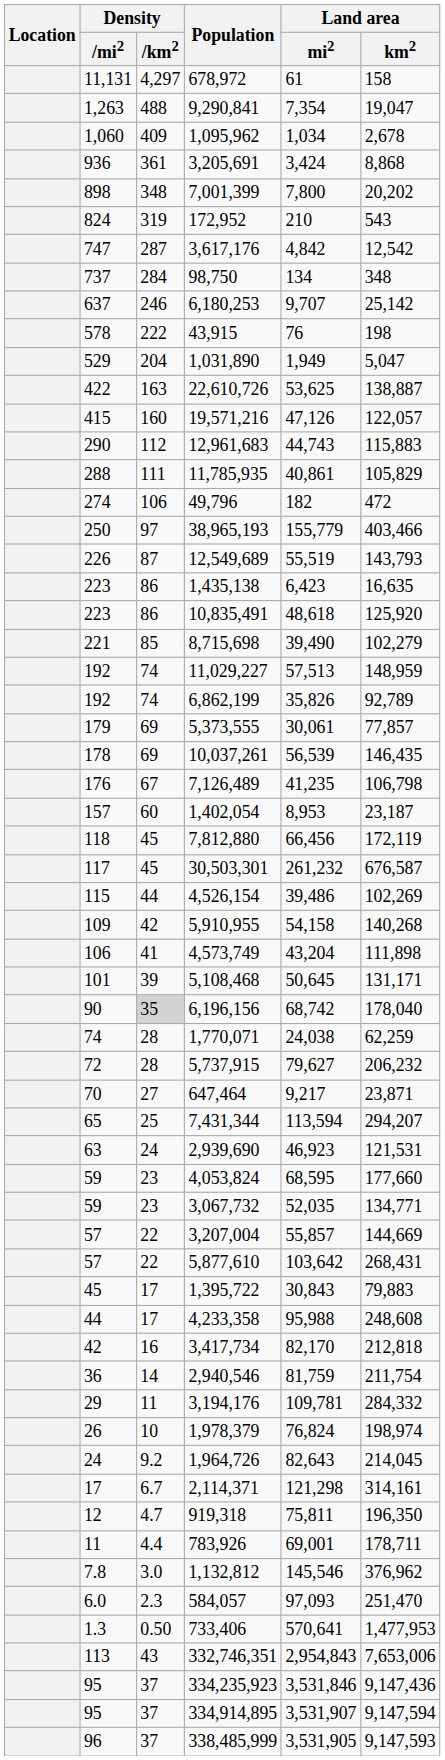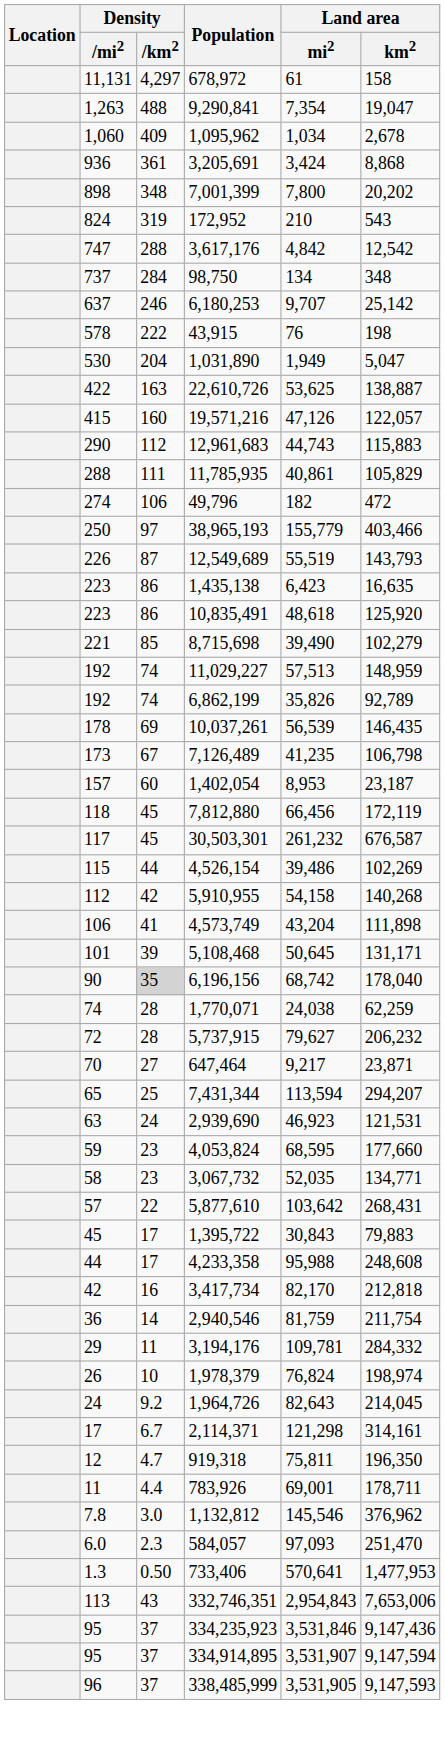(154, 248) 287 -> (154, 248) 288
(97, 361) 529 -> (97, 361) 530
- row: (224, 727)
(97, 783) 176 -> (97, 755) 173
(97, 924) 109 -> (97, 896) 112
(93, 1206) 59 -> (93, 1178) 58
- row: (224, 1234)
